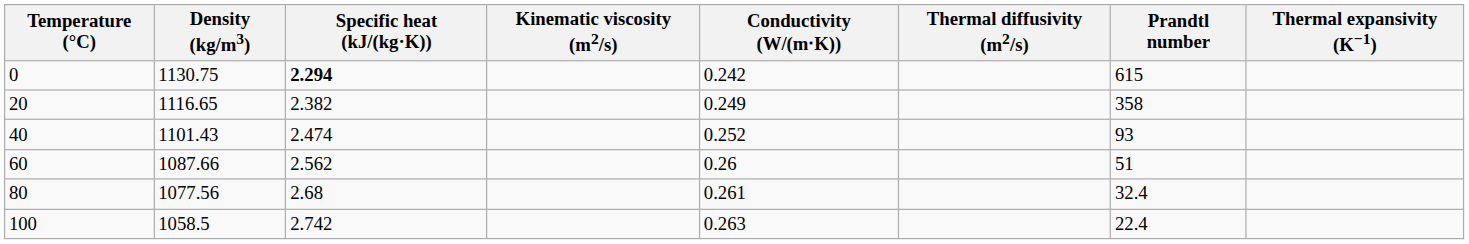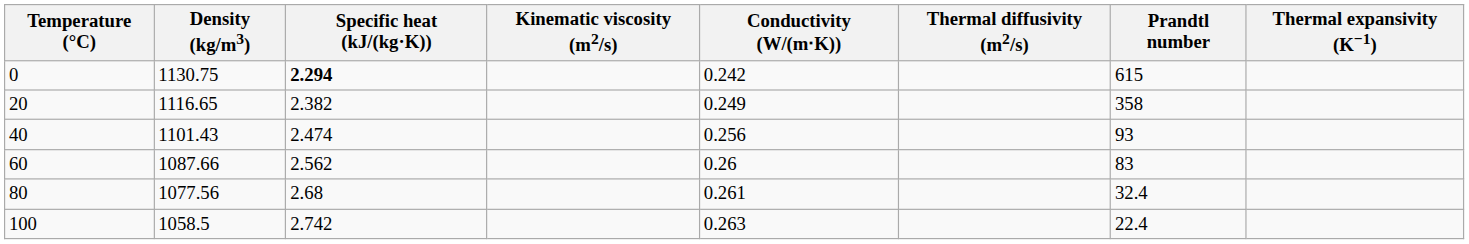(725, 134) 0.252 -> (725, 134) 0.256
(1124, 164) 51 -> (1124, 164) 83
